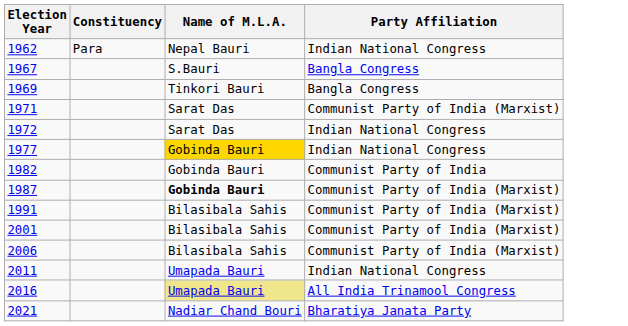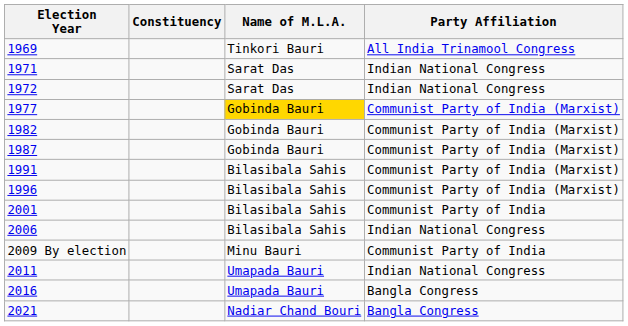- row: (22, 49)
- row: (22, 69)
(363, 89) Bangla Congress -> (471, 49) All India Trinamool Congress
(434, 109) Communist Party of India (Marxist) -> (456, 69) Indian National Congress
(397, 150) Indian National Congress -> (493, 109) Communist Party of India (Marxist)
(397, 170) Communist Party of India -> (493, 129) Communist Party of India (Marxist)
(216, 190) bold -> (276, 150) normal
+ row: (22, 190)
(434, 230) Communist Party of India (Marxist) -> (456, 210) Communist Party of India
(434, 250) Communist Party of India (Marxist) -> (456, 230) Indian National Congress
+ row: (67, 250)
(216, 290) khaki background -> (276, 290) no background
(412, 290) All India Trinamool Congress -> (423, 290) Bangla Congress
(389, 311) Bharatiya Janata Party -> (423, 311) Bangla Congress
